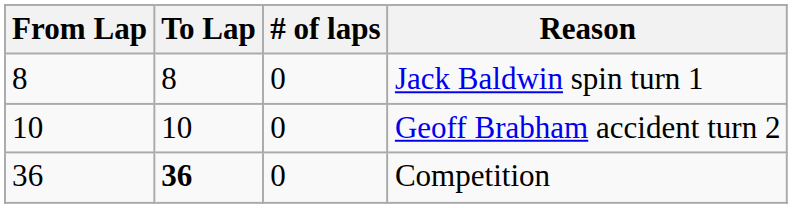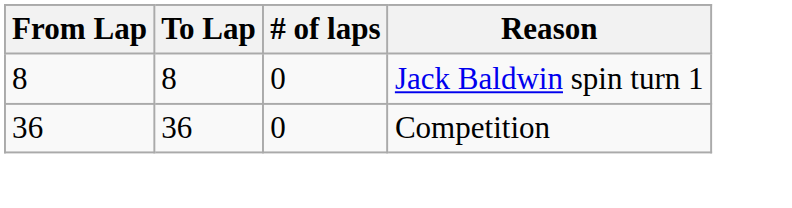- row: (588, 127)
(177, 176) bold -> (177, 127) normal
